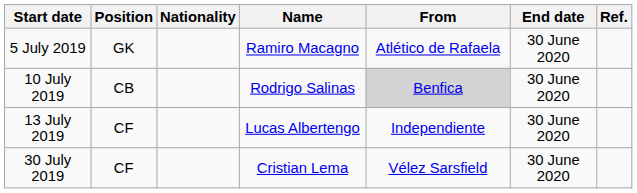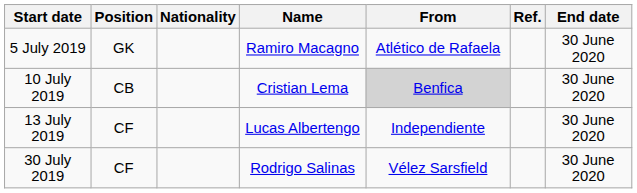columns swapped: (553, 17) <-> (614, 17)
(302, 88) Rodrigo Salinas -> (302, 88) Cristian Lema
(302, 168) Cristian Lema -> (302, 168) Rodrigo Salinas
